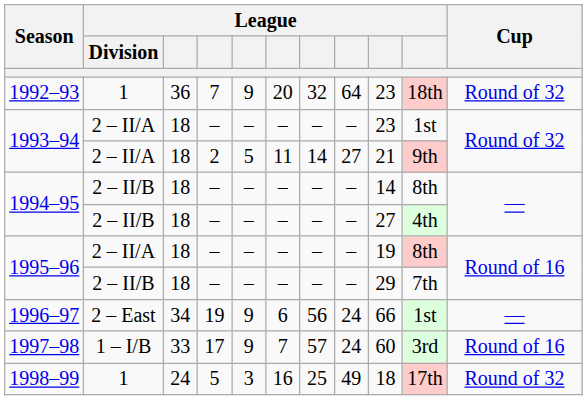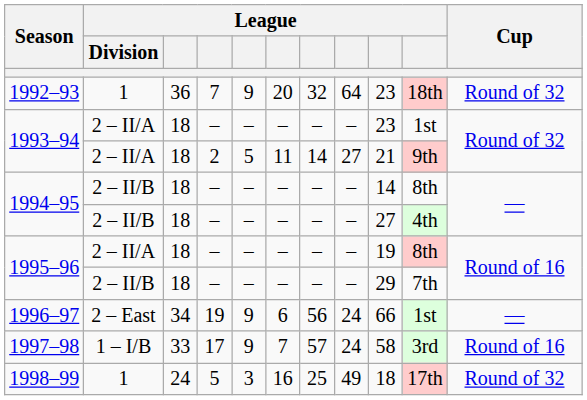(386, 346) 60 -> (386, 346) 58
